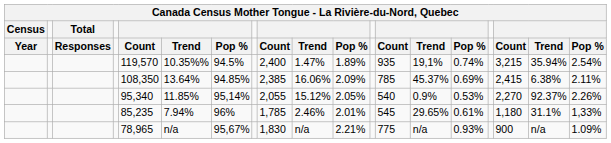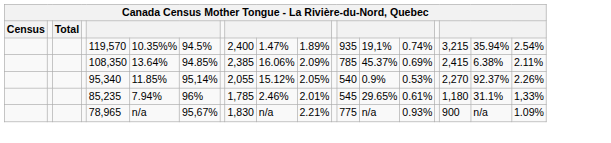- row: (26, 46)
